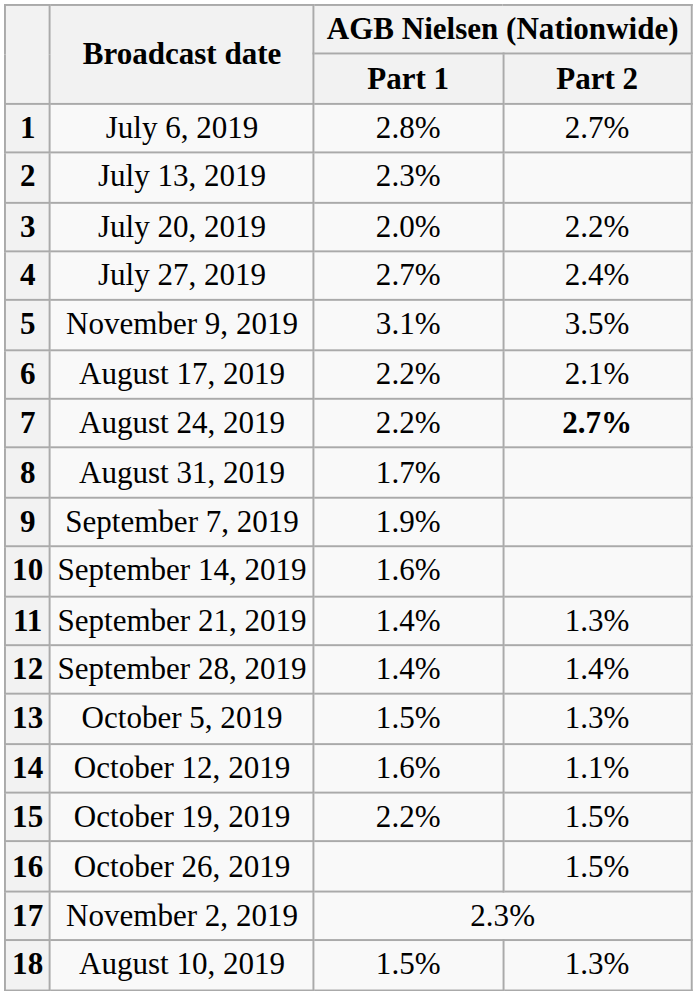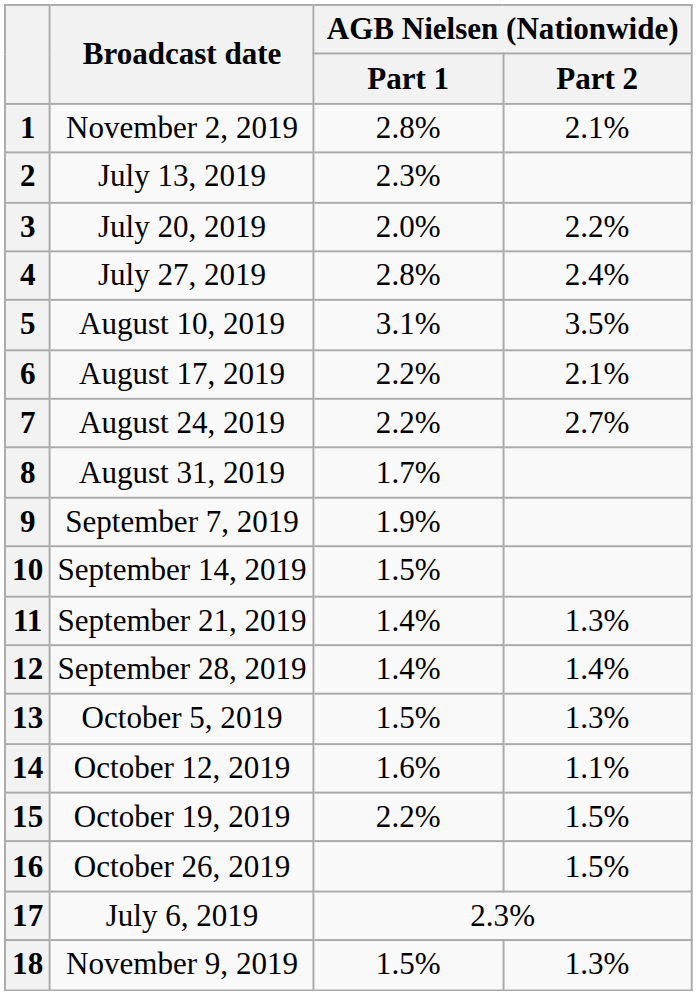(182, 127) July 6, 2019 -> (182, 127) November 2, 2019
(597, 127) 2.7% -> (597, 127) 2.1%
(408, 275) 2.7% -> (408, 275) 2.8%
(182, 324) November 9, 2019 -> (182, 324) August 10, 2019
(597, 422) bold -> (597, 422) normal
(408, 570) 1.6% -> (408, 570) 1.5%
(182, 915) November 2, 2019 -> (182, 915) July 6, 2019
(182, 964) August 10, 2019 -> (182, 964) November 9, 2019
